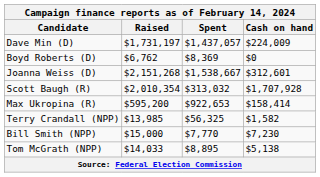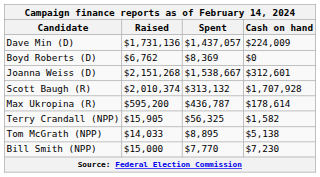(152, 42) $1,731,197 -> (152, 42) $1,731,136
(152, 88) $2,010,354 -> (152, 88) $2,010,374
(207, 88) $313,032 -> (207, 88) $313,132
(207, 104) $922,653 -> (207, 104) $436,787
(268, 104) $158,414 -> (268, 104) $178,614
(143, 119) $13,985 -> (143, 119) $15,905
rows swapped: (54, 149) <-> (52, 134)
